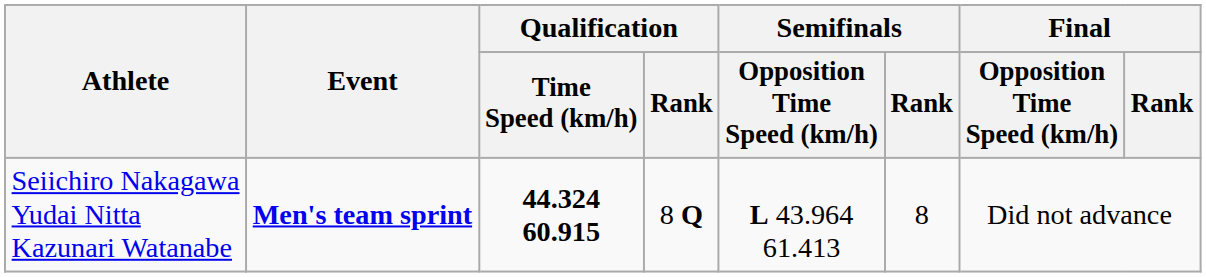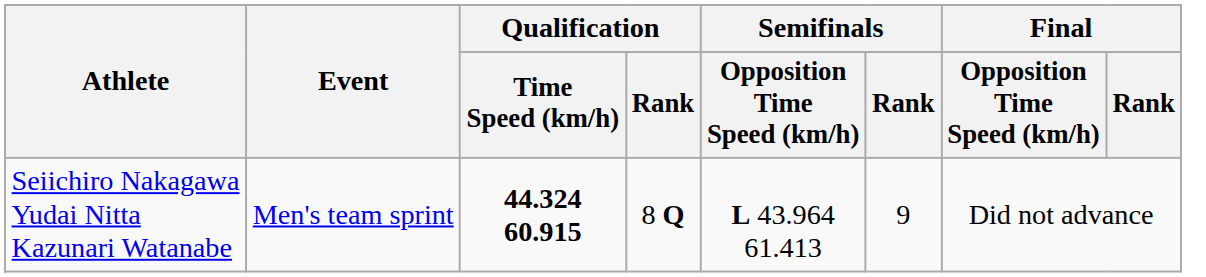(362, 214) bold -> (353, 214) normal
(922, 214) 8 -> (903, 214) 9
